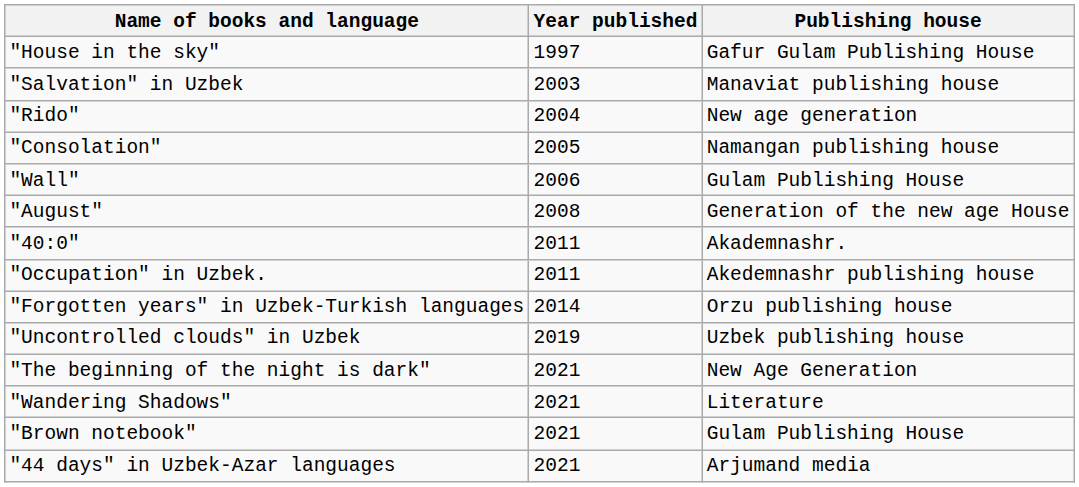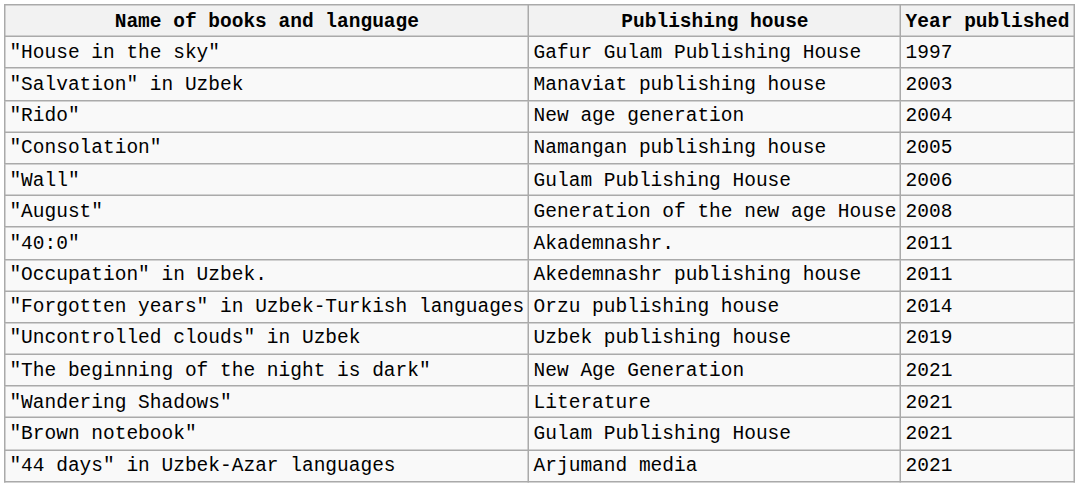columns swapped: (888, 21) <-> (615, 21)
